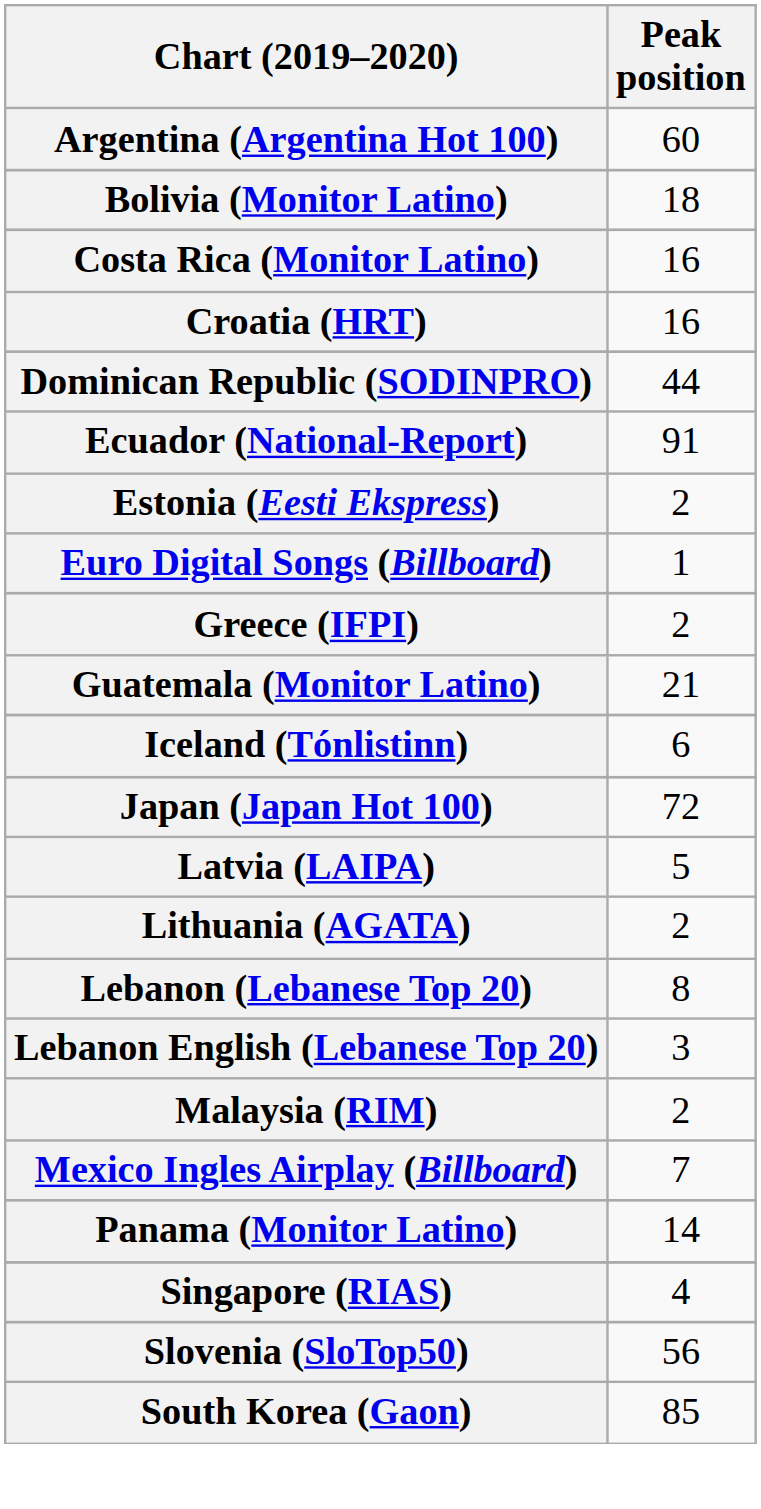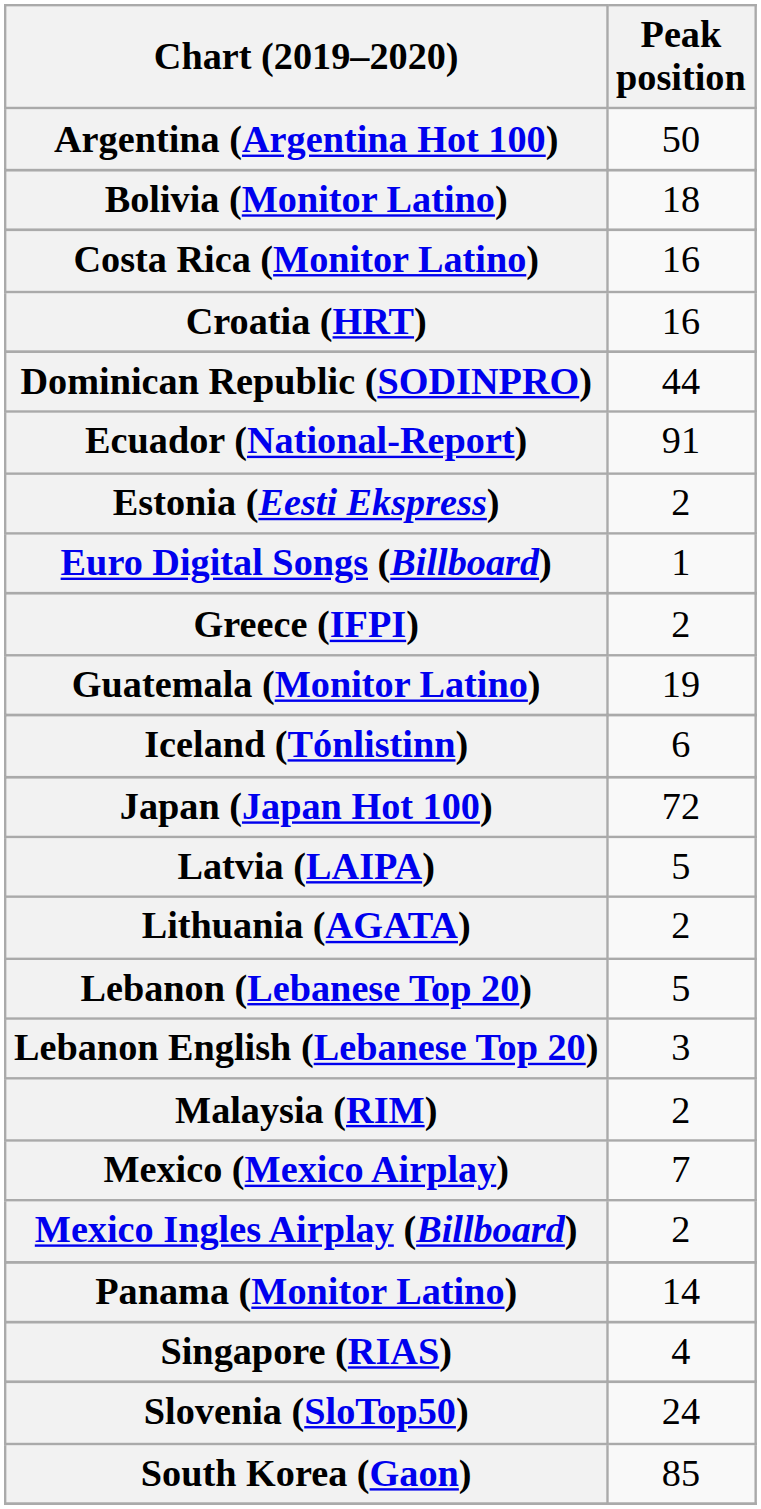(681, 138) 60 -> (681, 138) 50
(681, 684) 21 -> (681, 684) 19
(681, 987) 8 -> (681, 987) 5
+ row: (306, 1169)
(681, 1169) 7 -> (681, 1230) 2
(681, 1351) 56 -> (681, 1412) 24
